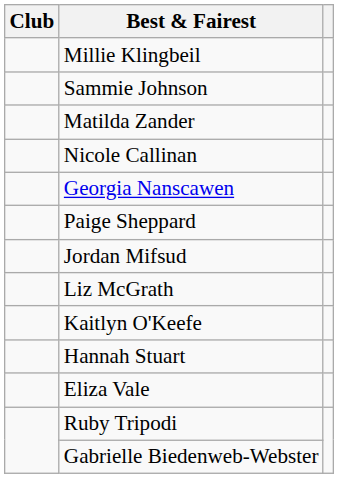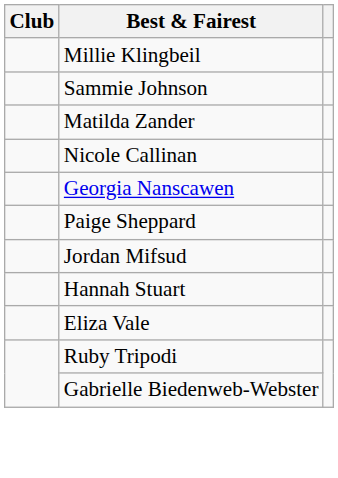- row: (119, 289)
- row: (133, 322)
